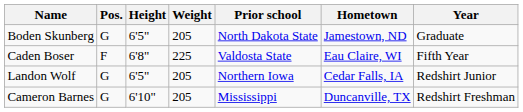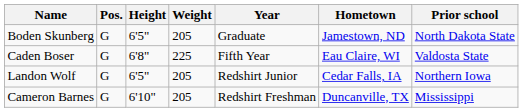columns swapped: (466, 14) <-> (268, 14)
(104, 55) F -> (105, 55) G
